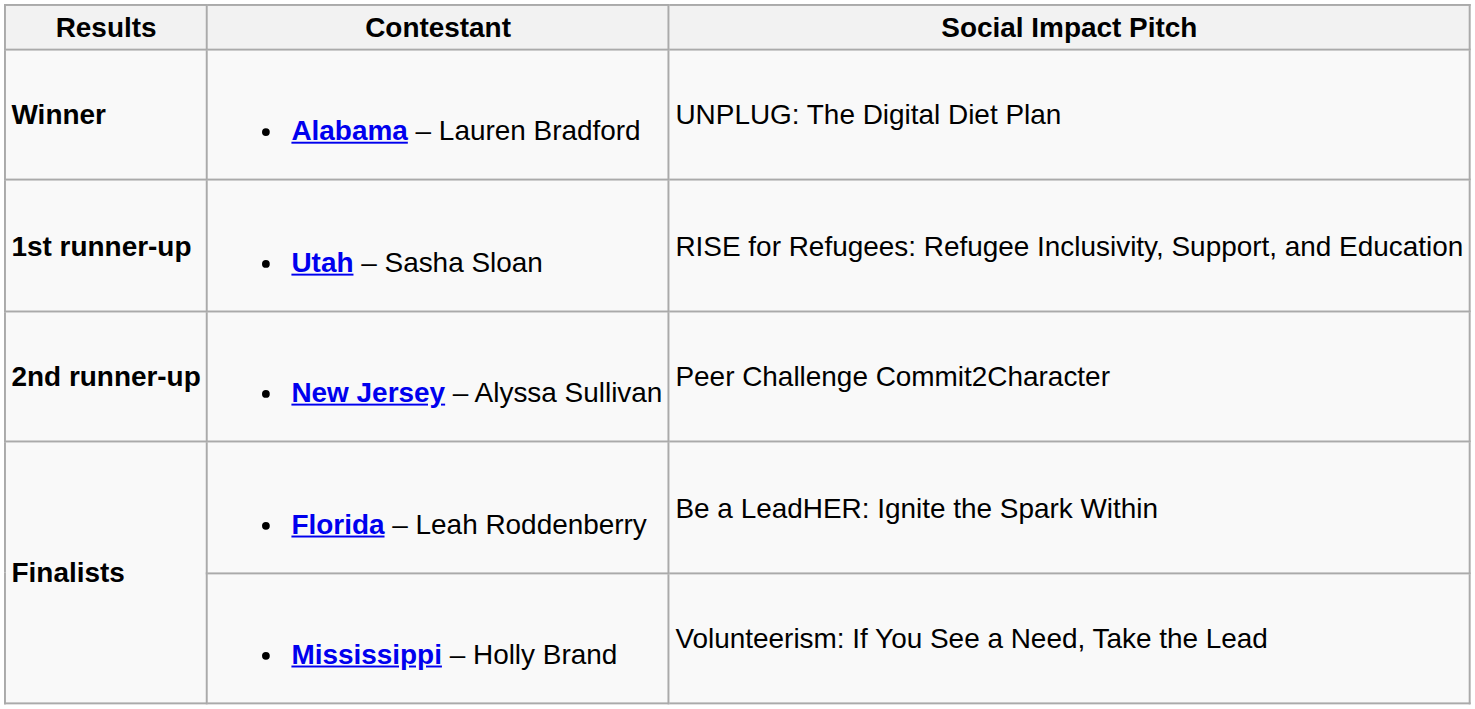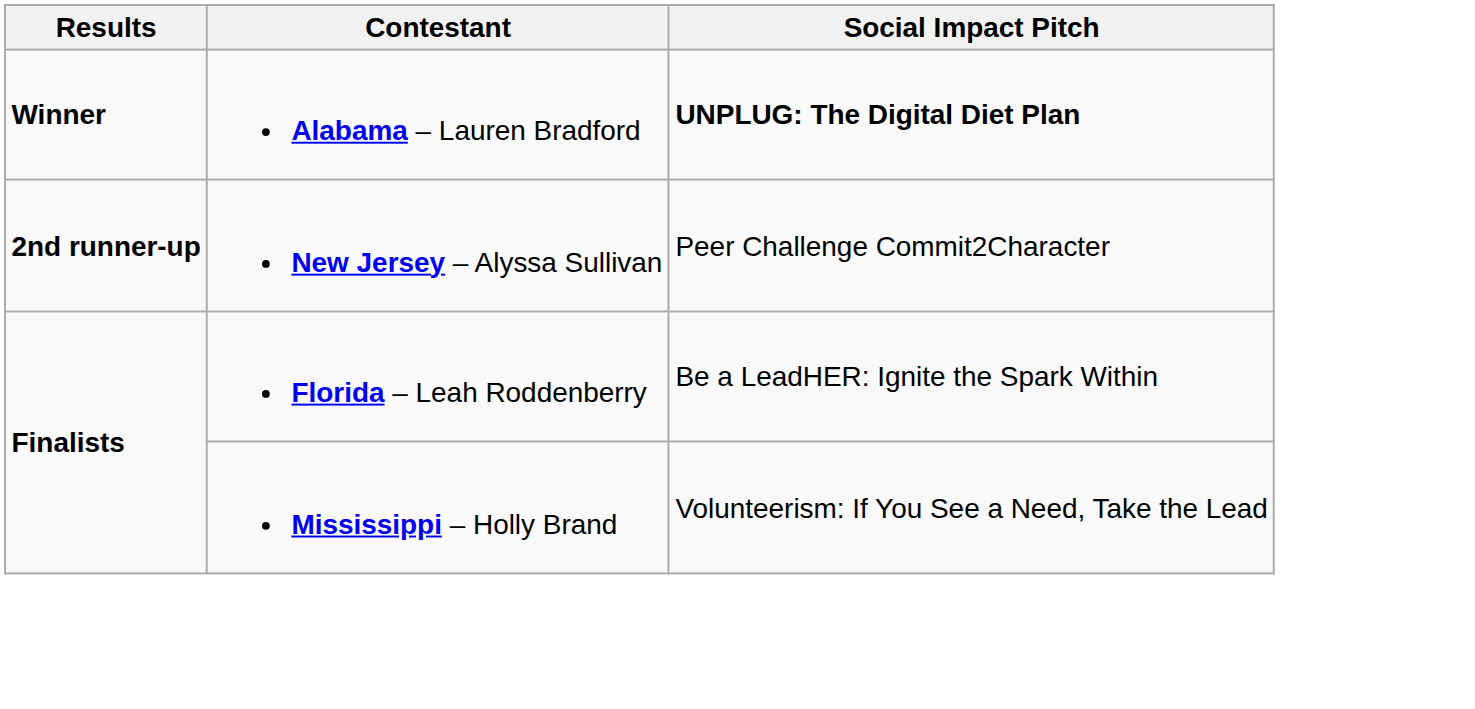(868, 115) normal -> (878, 115) bold
- row: (438, 262)
